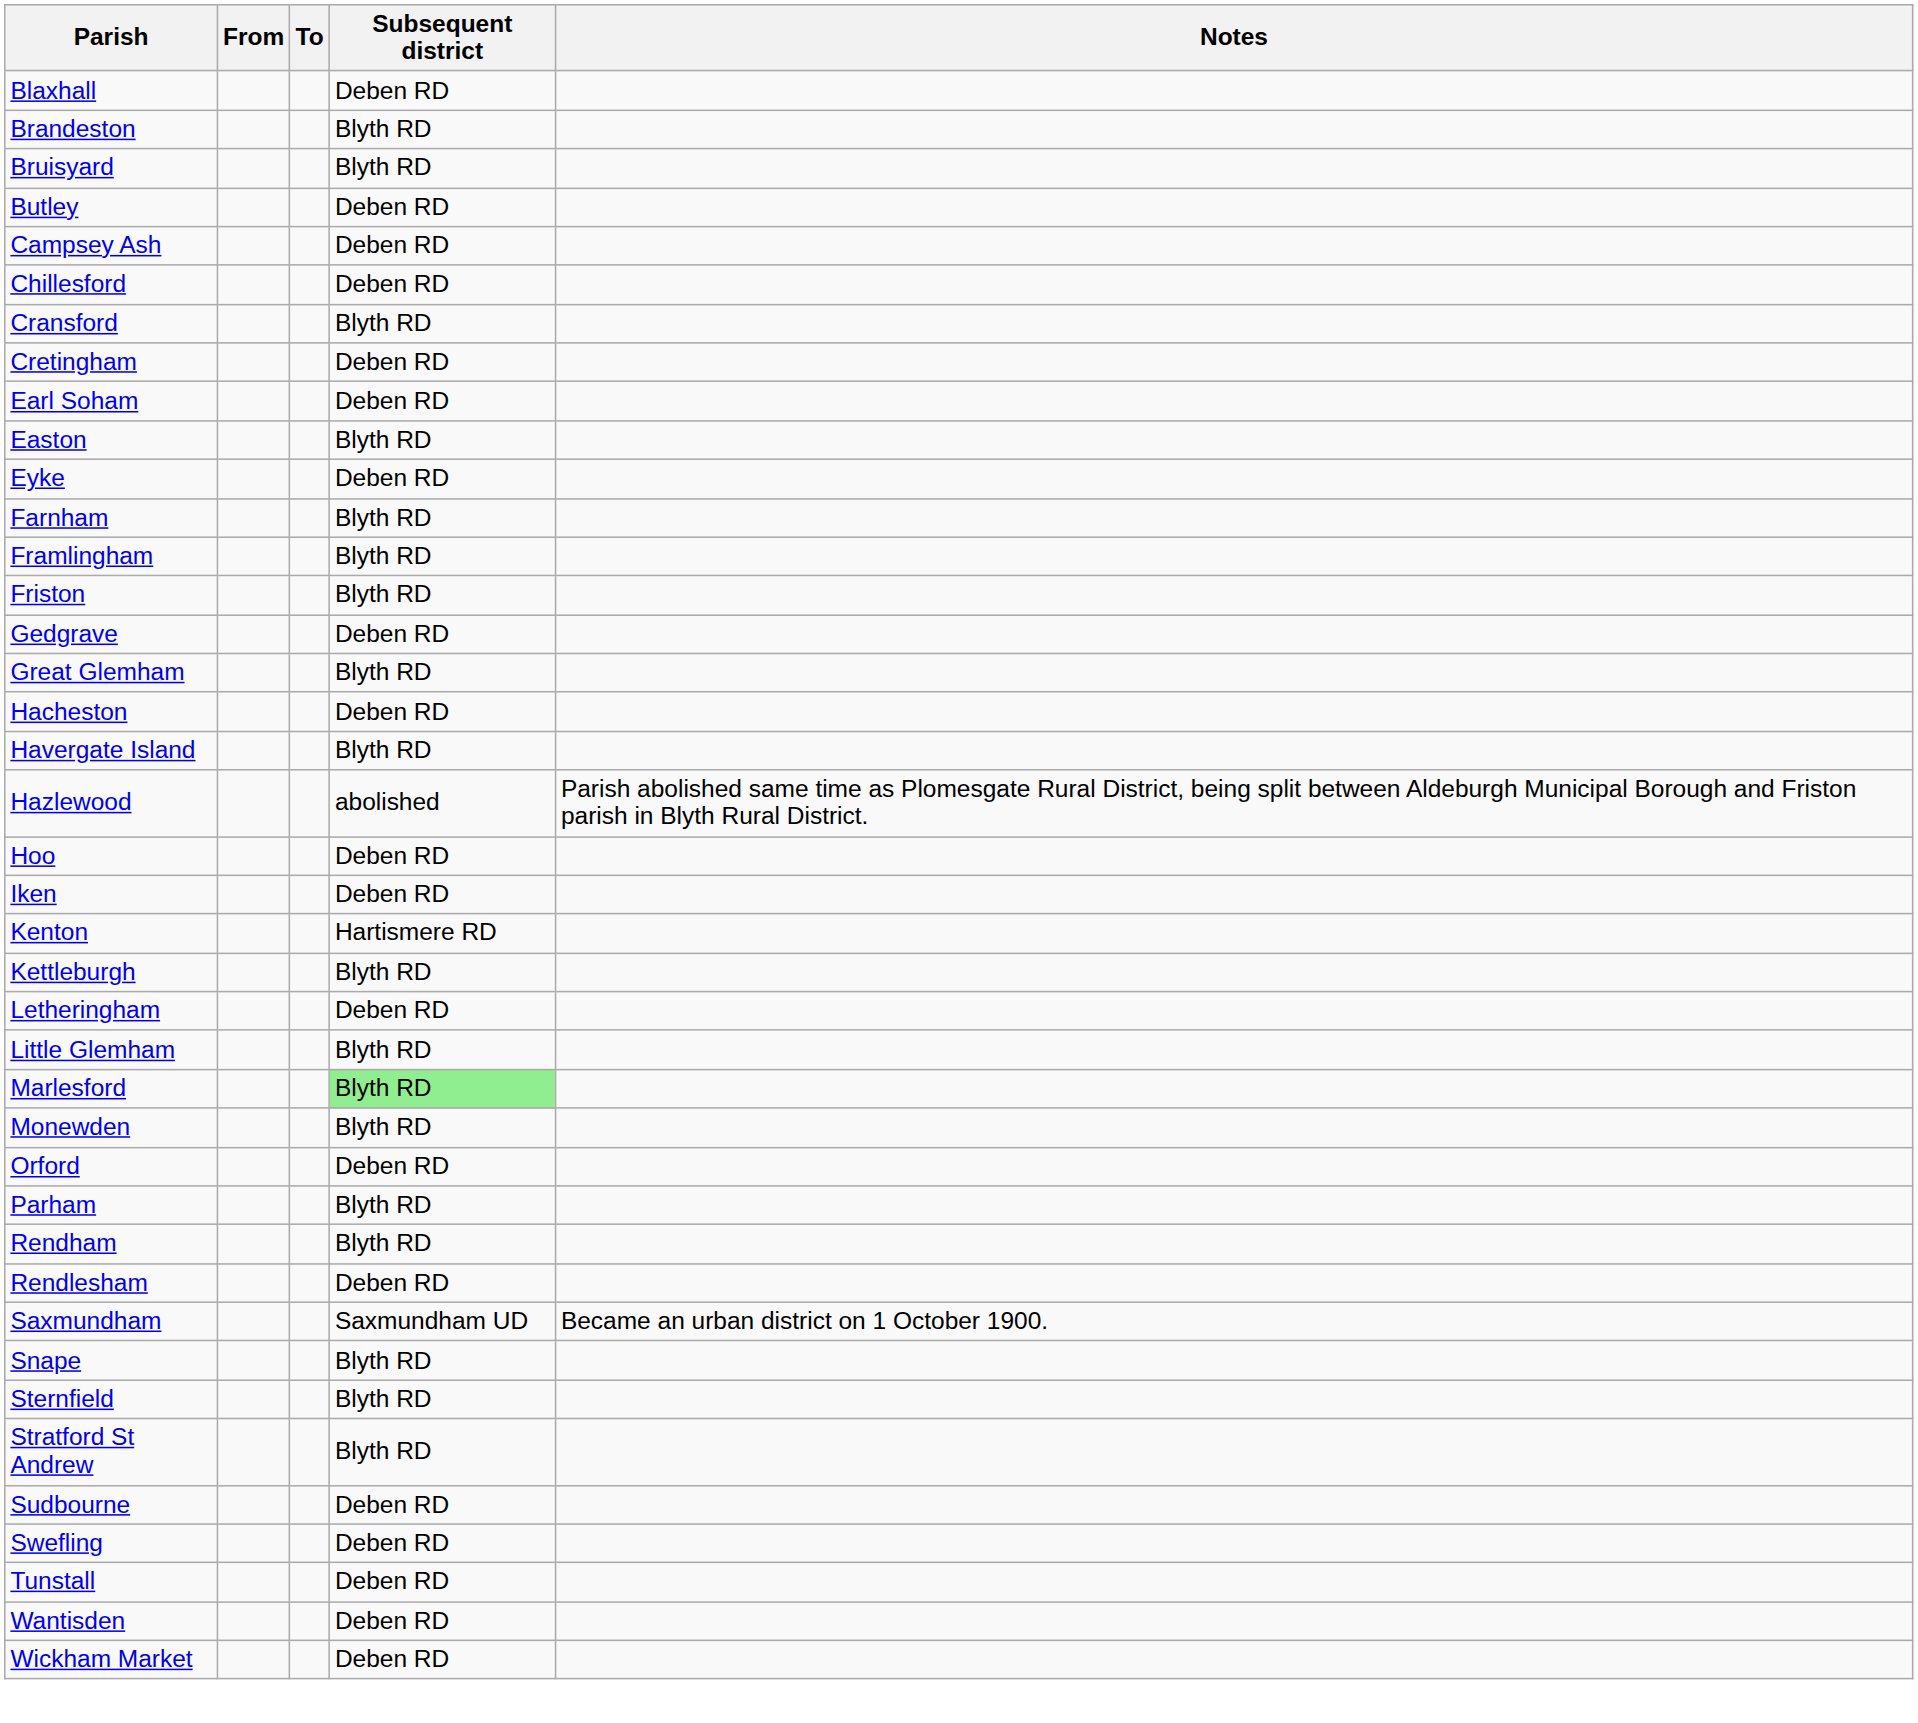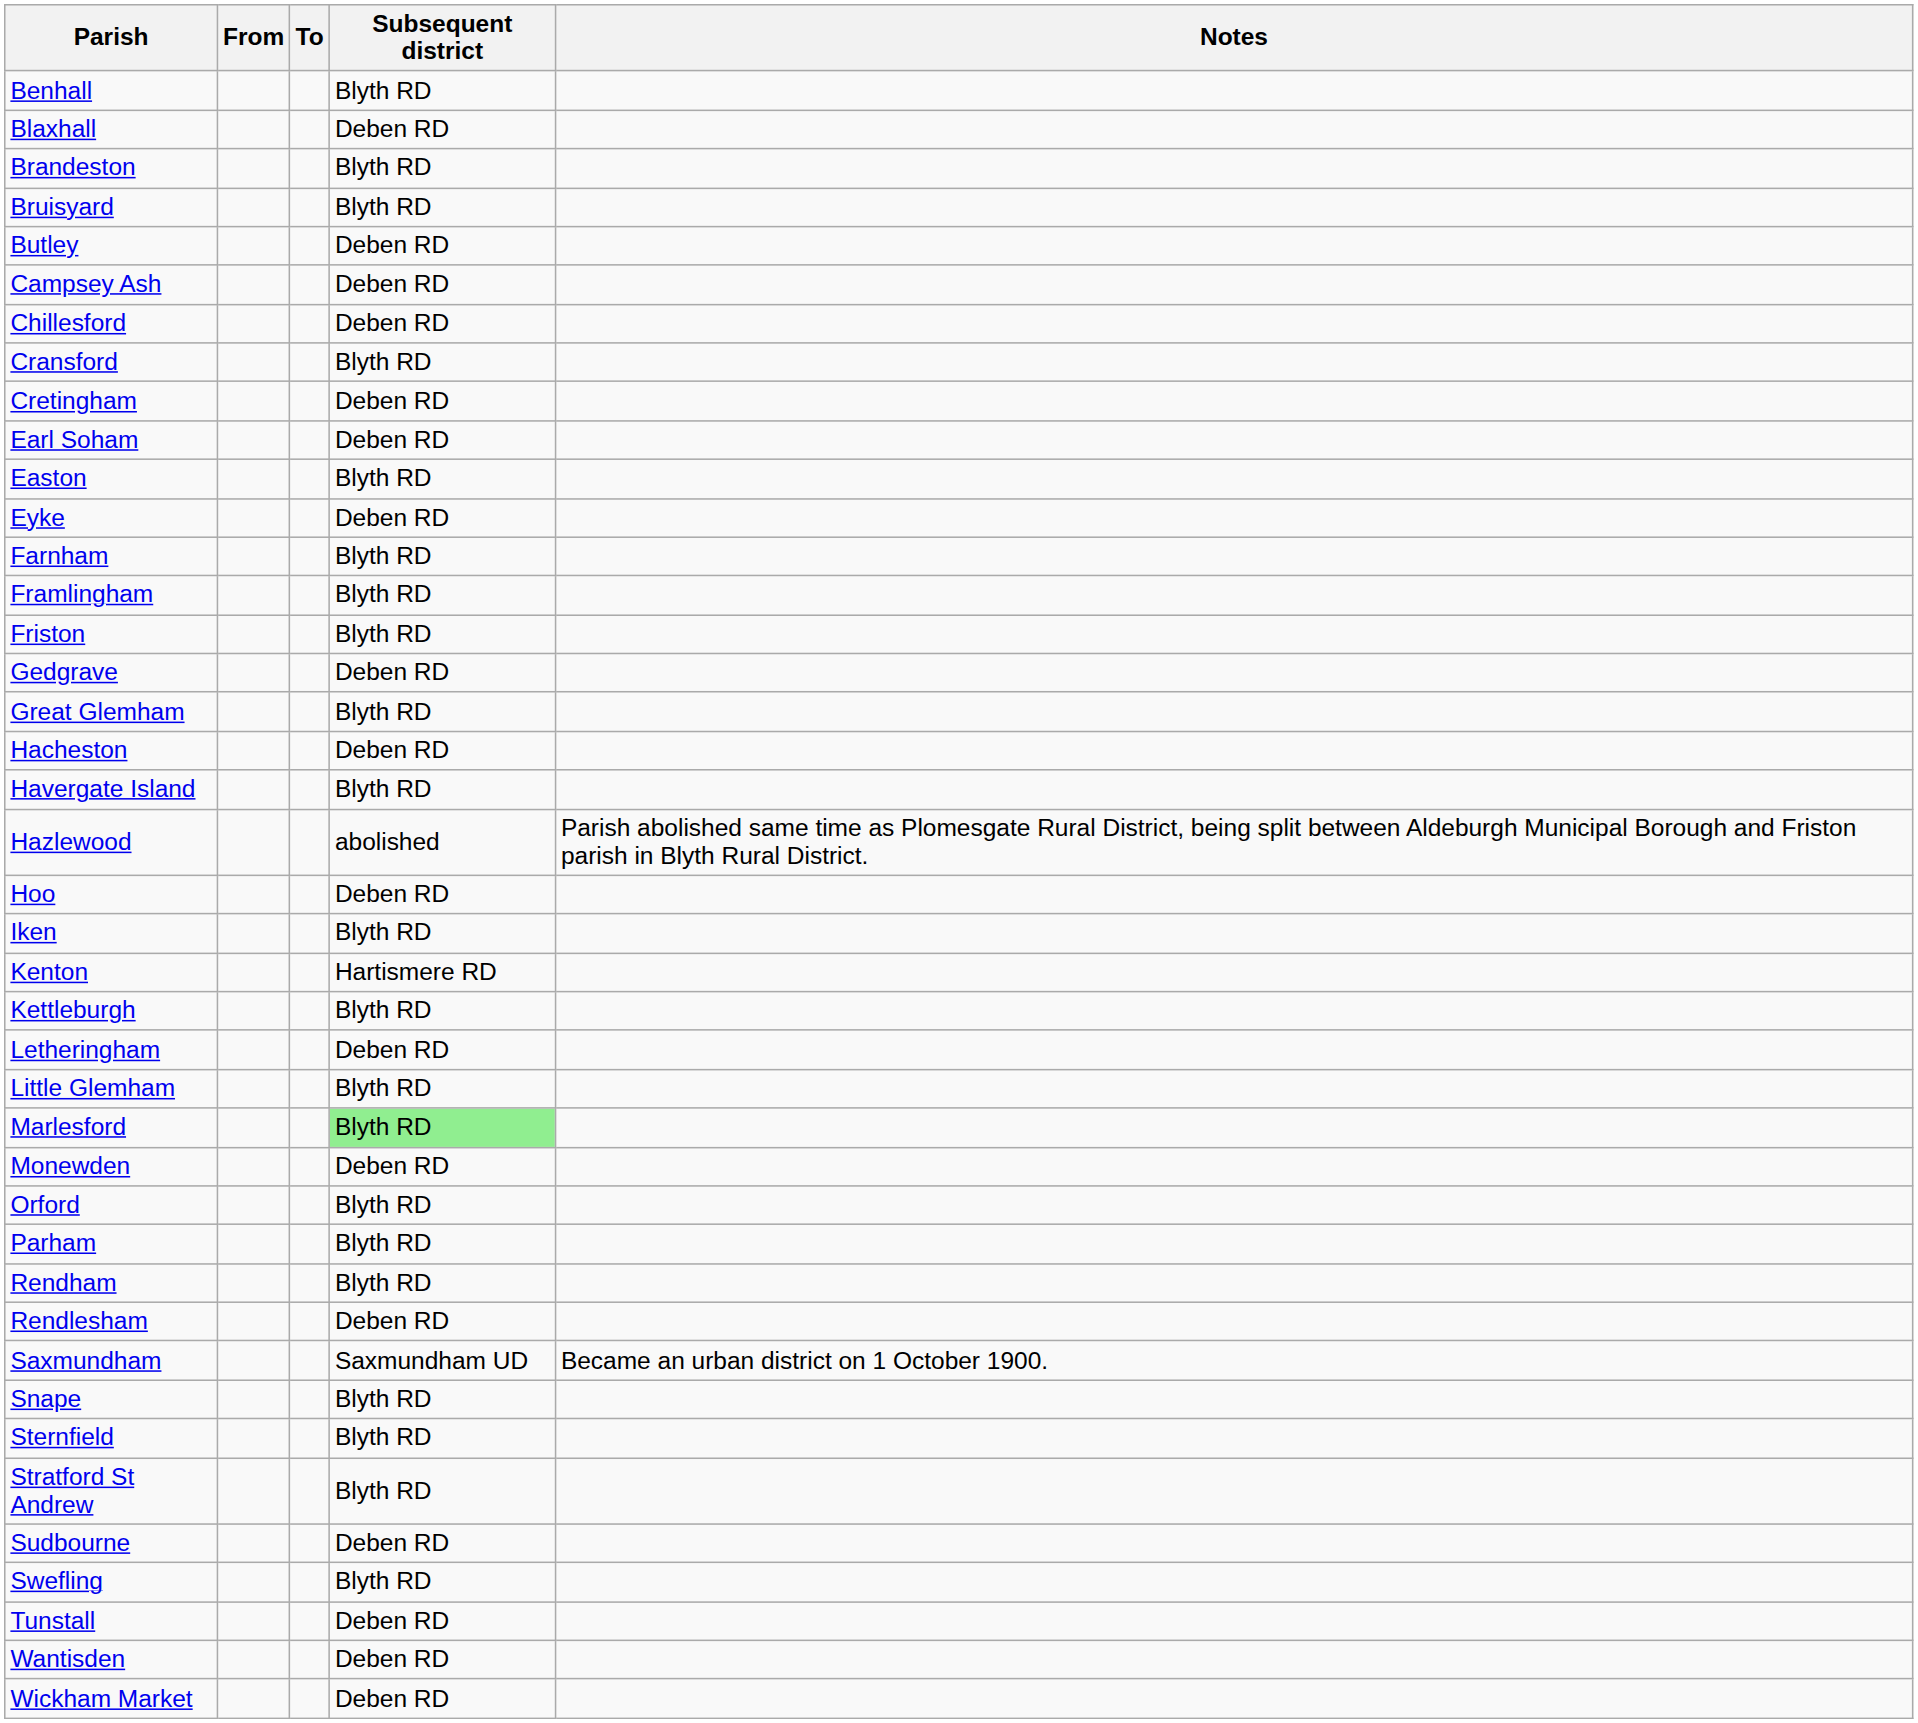+ row: (51, 90)
(392, 894) Deben RD -> (383, 933) Blyth RD
(383, 1127) Blyth RD -> (392, 1166) Deben RD
(392, 1166) Deben RD -> (383, 1204) Blyth RD
(392, 1543) Deben RD -> (383, 1581) Blyth RD
